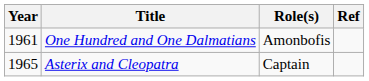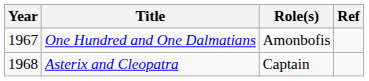(23, 40) 1961 -> (23, 40) 1967
(23, 64) 1965 -> (23, 64) 1968
